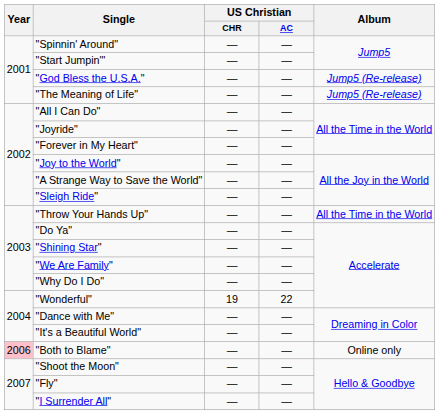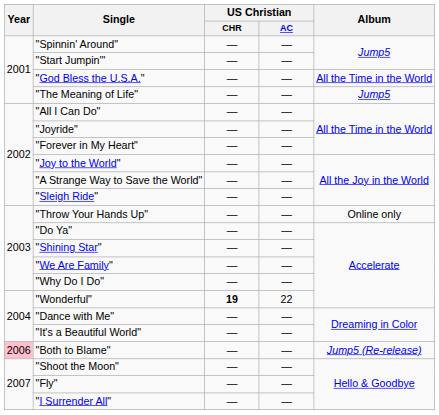(374, 78) Jump5 (Re-release) -> (374, 78) All the Time in the World
(374, 95) Jump5 (Re-release) -> (374, 95) Jump5
(374, 214) All the Time in the World -> (374, 214) Online only
(232, 299) normal -> (232, 299) bold
(374, 350) Online only -> (374, 350) Jump5 (Re-release)
